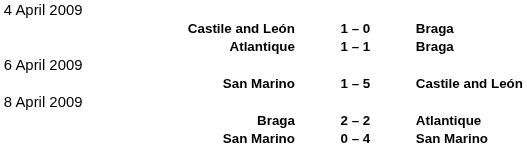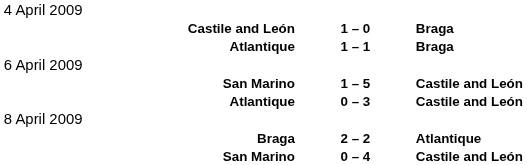+ row: (262, 101)
(452, 138) San Marino -> (469, 156) Castile and León
